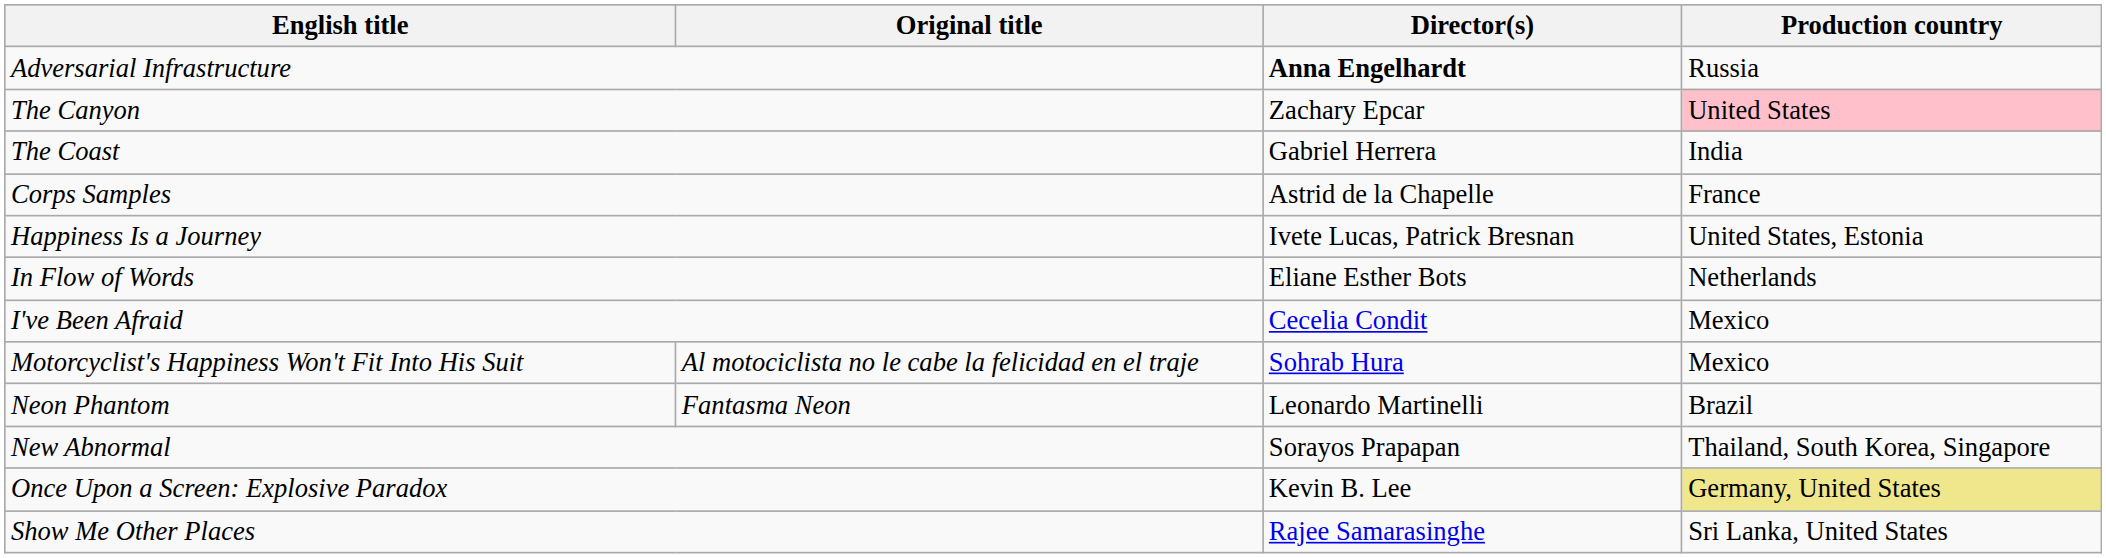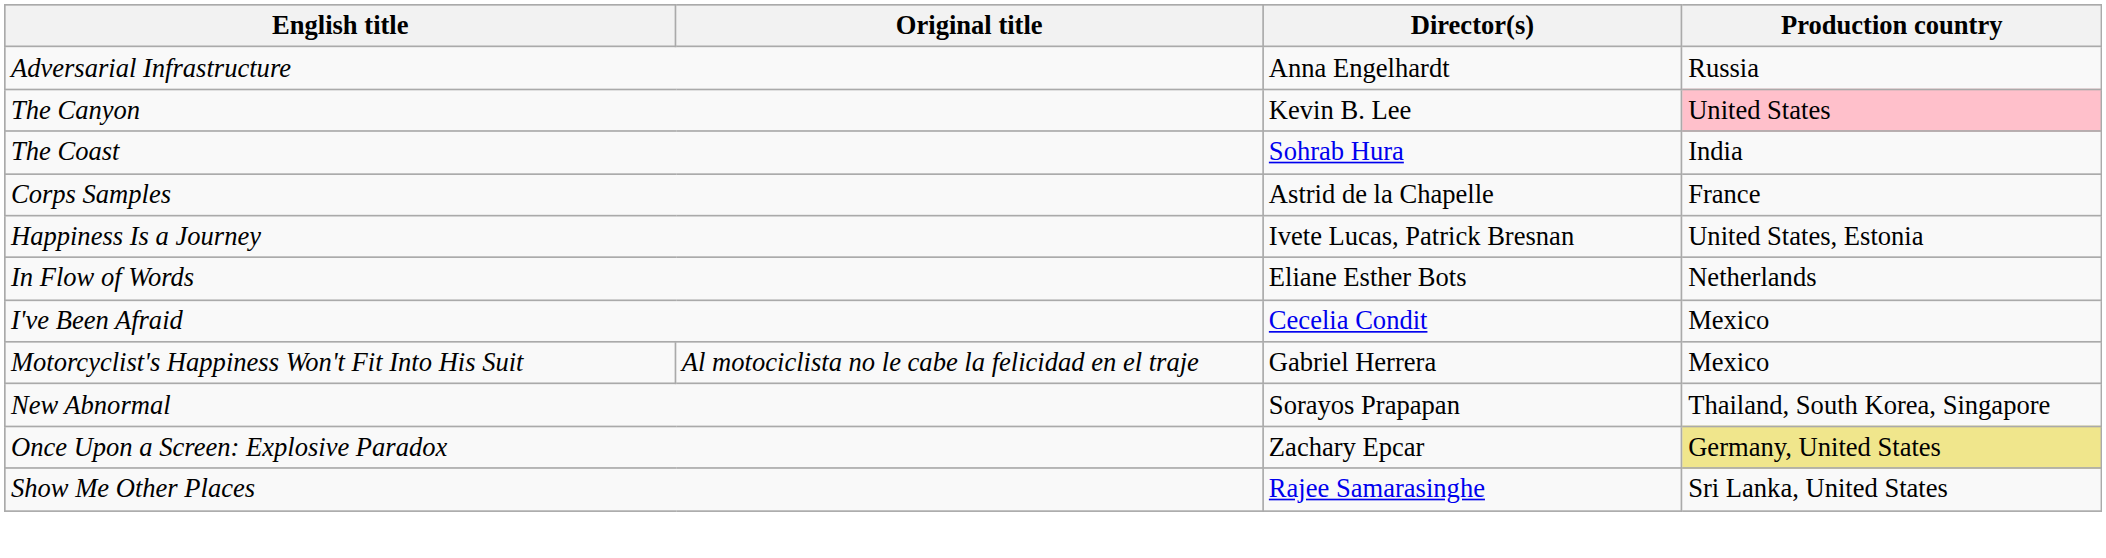(1367, 67) bold -> (1359, 67) normal
(1347, 109) Zachary Epcar -> (1340, 109) Kevin B. Lee
(1353, 151) Gabriel Herrera -> (1336, 151) Sohrab Hura
(1336, 362) Sohrab Hura -> (1353, 362) Gabriel Herrera
- row: (90, 404)
(1340, 488) Kevin B. Lee -> (1347, 446) Zachary Epcar
